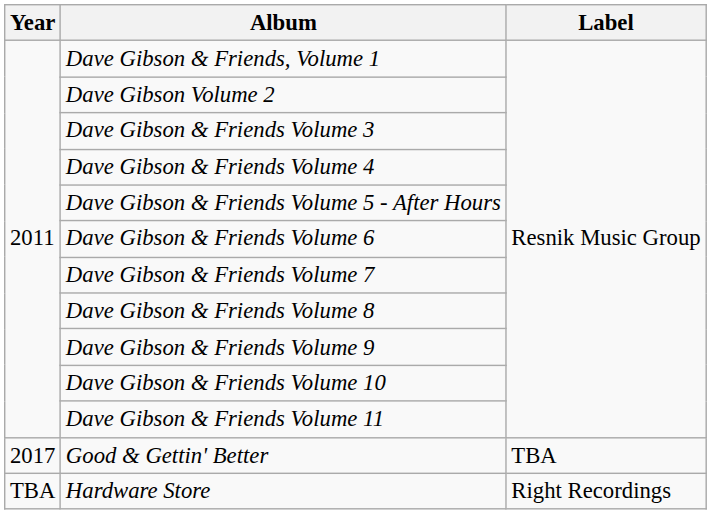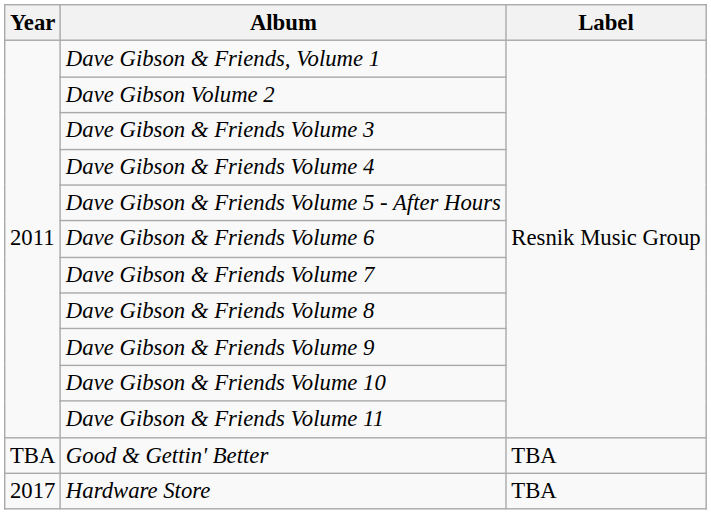(33, 454) 2017 -> (33, 454) TBA
(33, 490) TBA -> (33, 490) 2017
(591, 490) Right Recordings -> (534, 490) TBA
